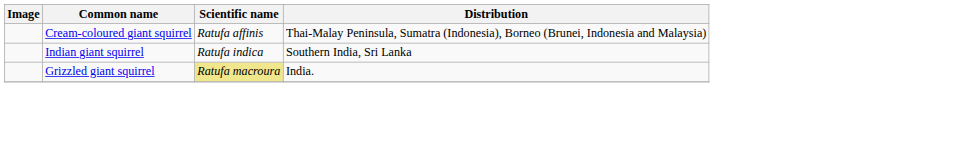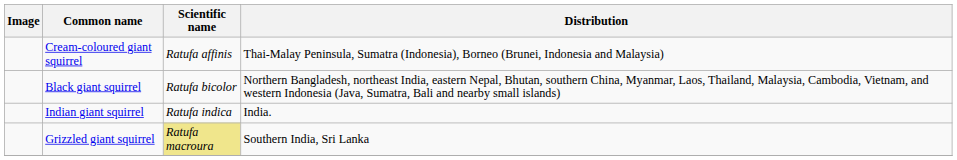+ row: (93, 86)
(349, 52) Southern India, Sri Lanka -> (257, 113) India.
(300, 71) India. -> (306, 139) Southern India, Sri Lanka
